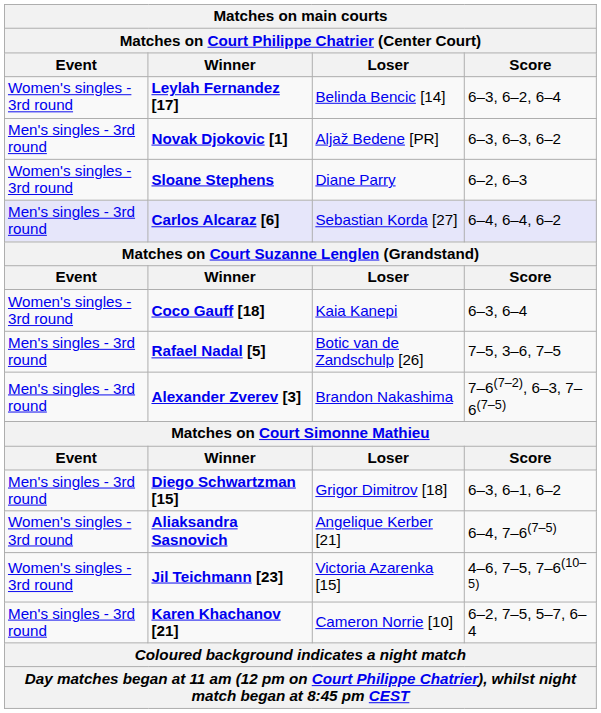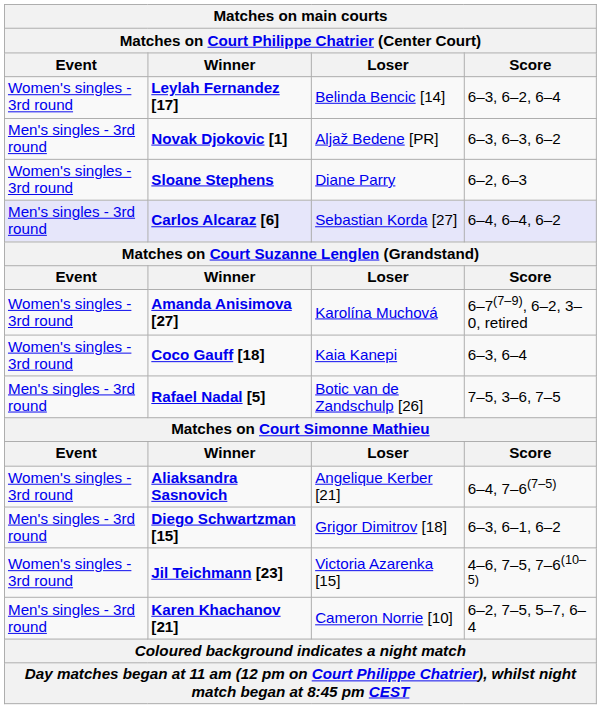+ row: (222, 312)
- row: (226, 396)
rows swapped: (224, 490) <-> (195, 531)
